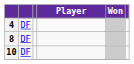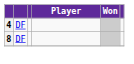- row: (11, 53)
